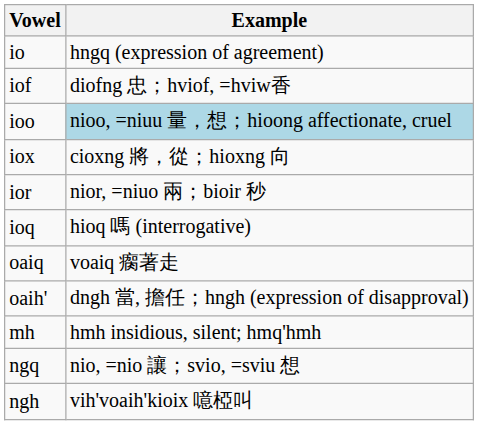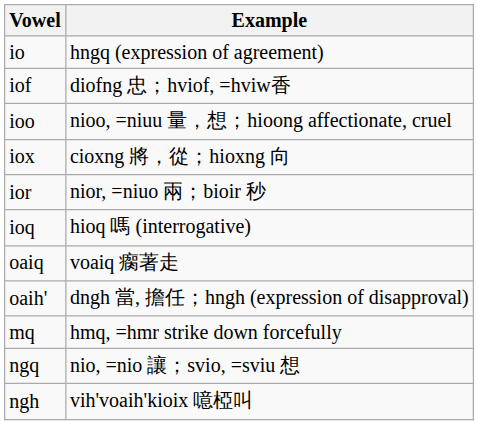(261, 120) lightblue background -> (261, 120) no background
+ row: (22, 332)
- row: (22, 332)
